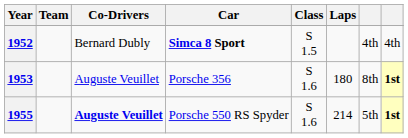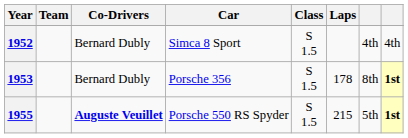(207, 43) bold -> (205, 43) normal
(117, 79) Auguste Veuillet -> (112, 79) Bernard Dubly
(309, 79) S 1.6 -> (309, 79) S 1.5
(343, 79) 180 -> (343, 79) 178
(309, 115) S 1.6 -> (309, 115) S 1.5
(343, 115) 214 -> (343, 115) 215
